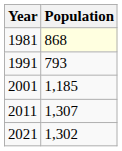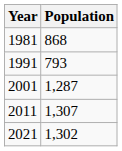(56, 39) lightyellow background -> (56, 39) no background
(61, 87) 1,185 -> (61, 87) 1,287
